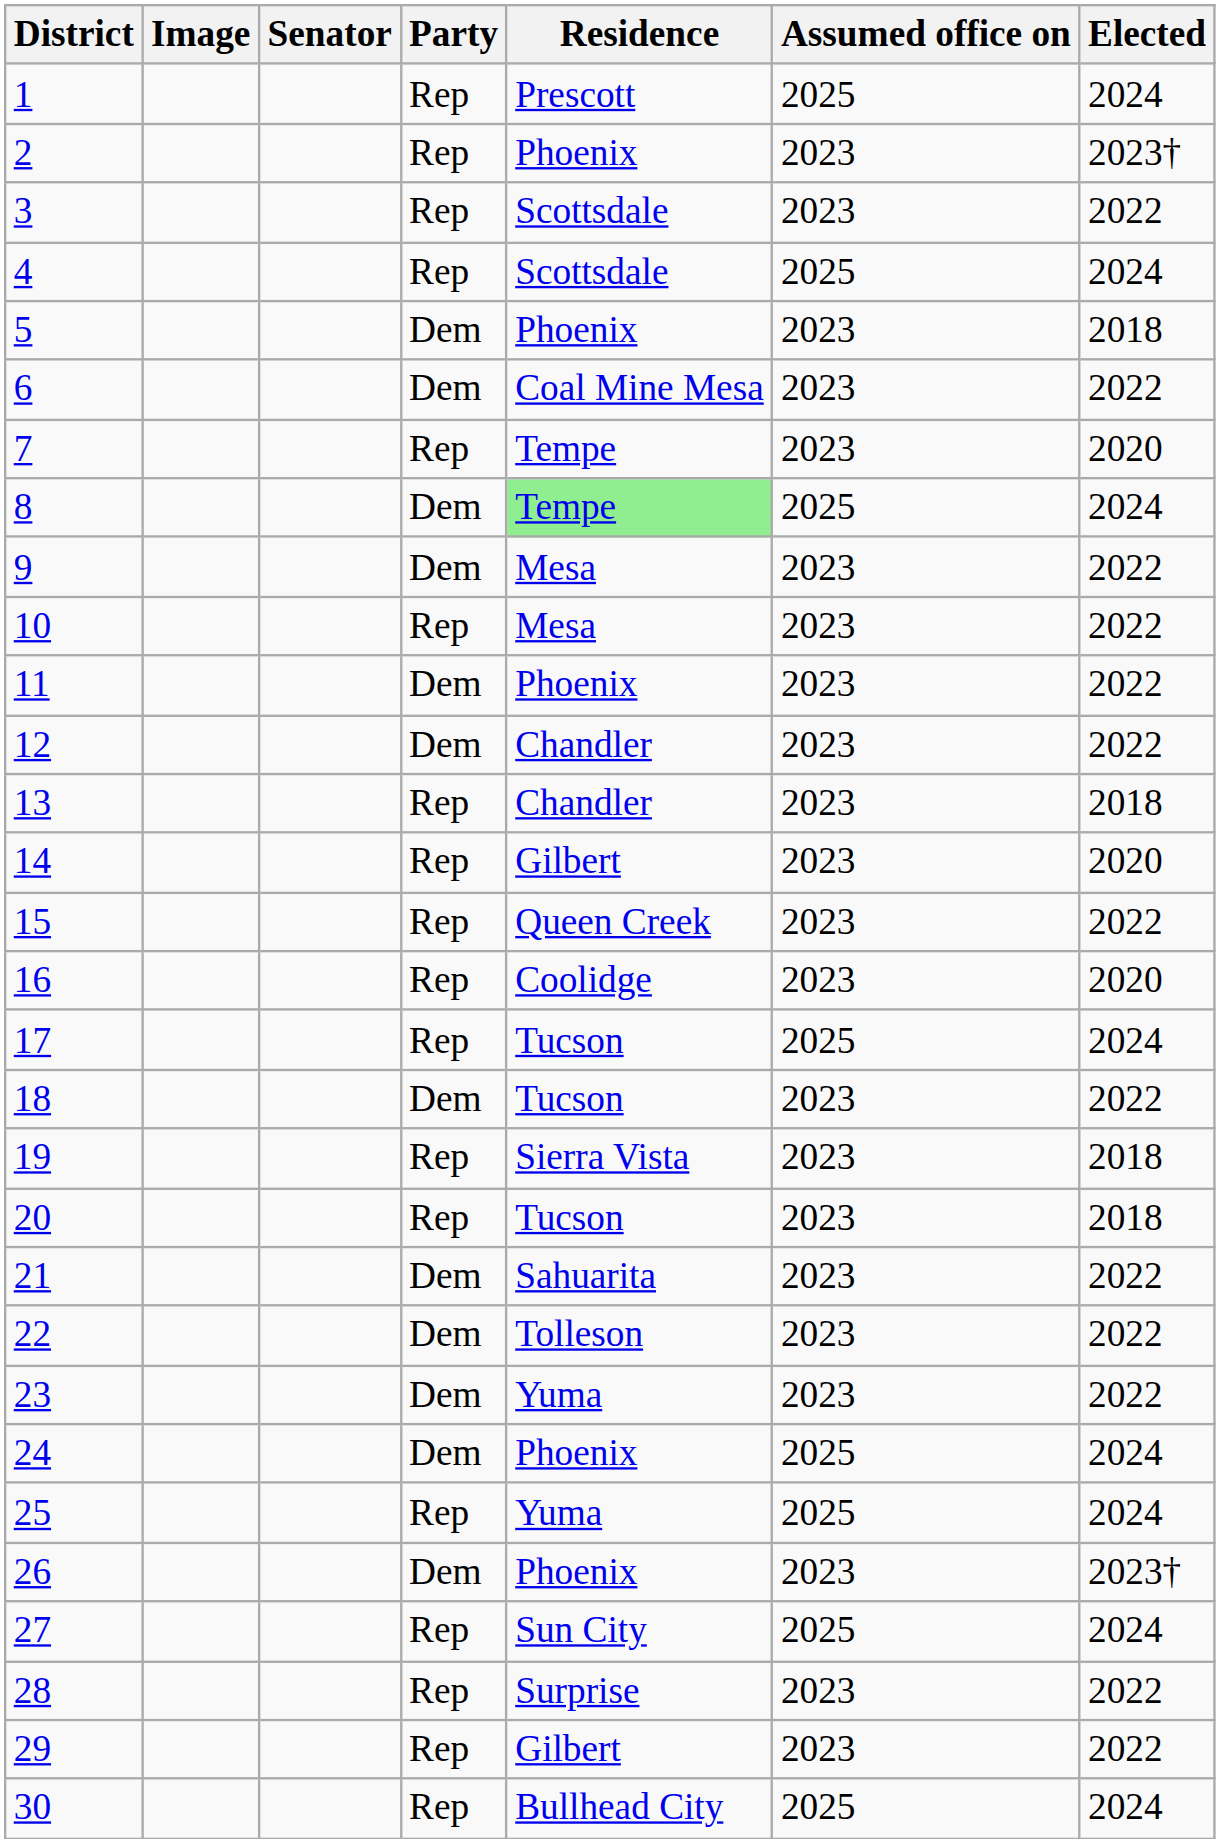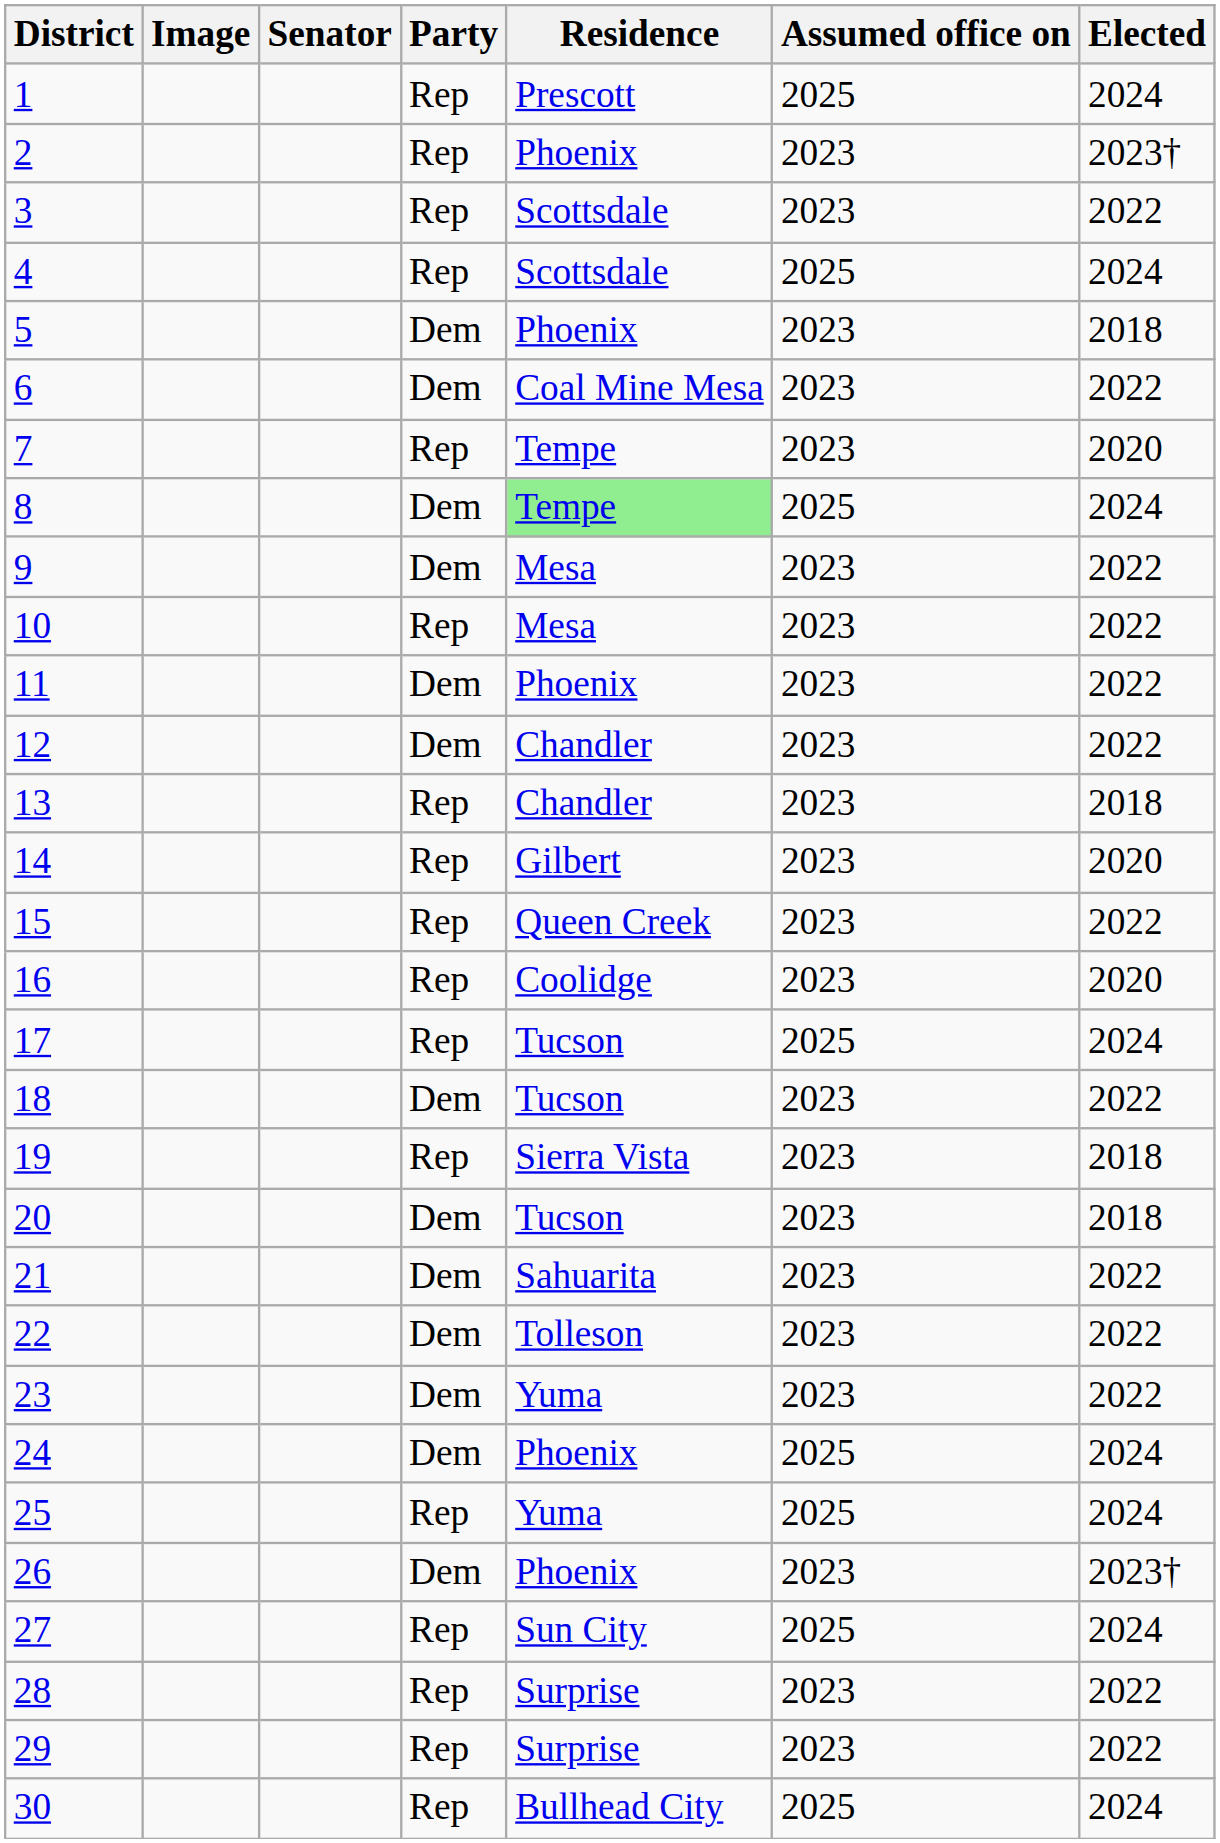(439, 1216) Rep -> (445, 1216) Dem
(568, 1748) Gilbert -> (577, 1748) Surprise
